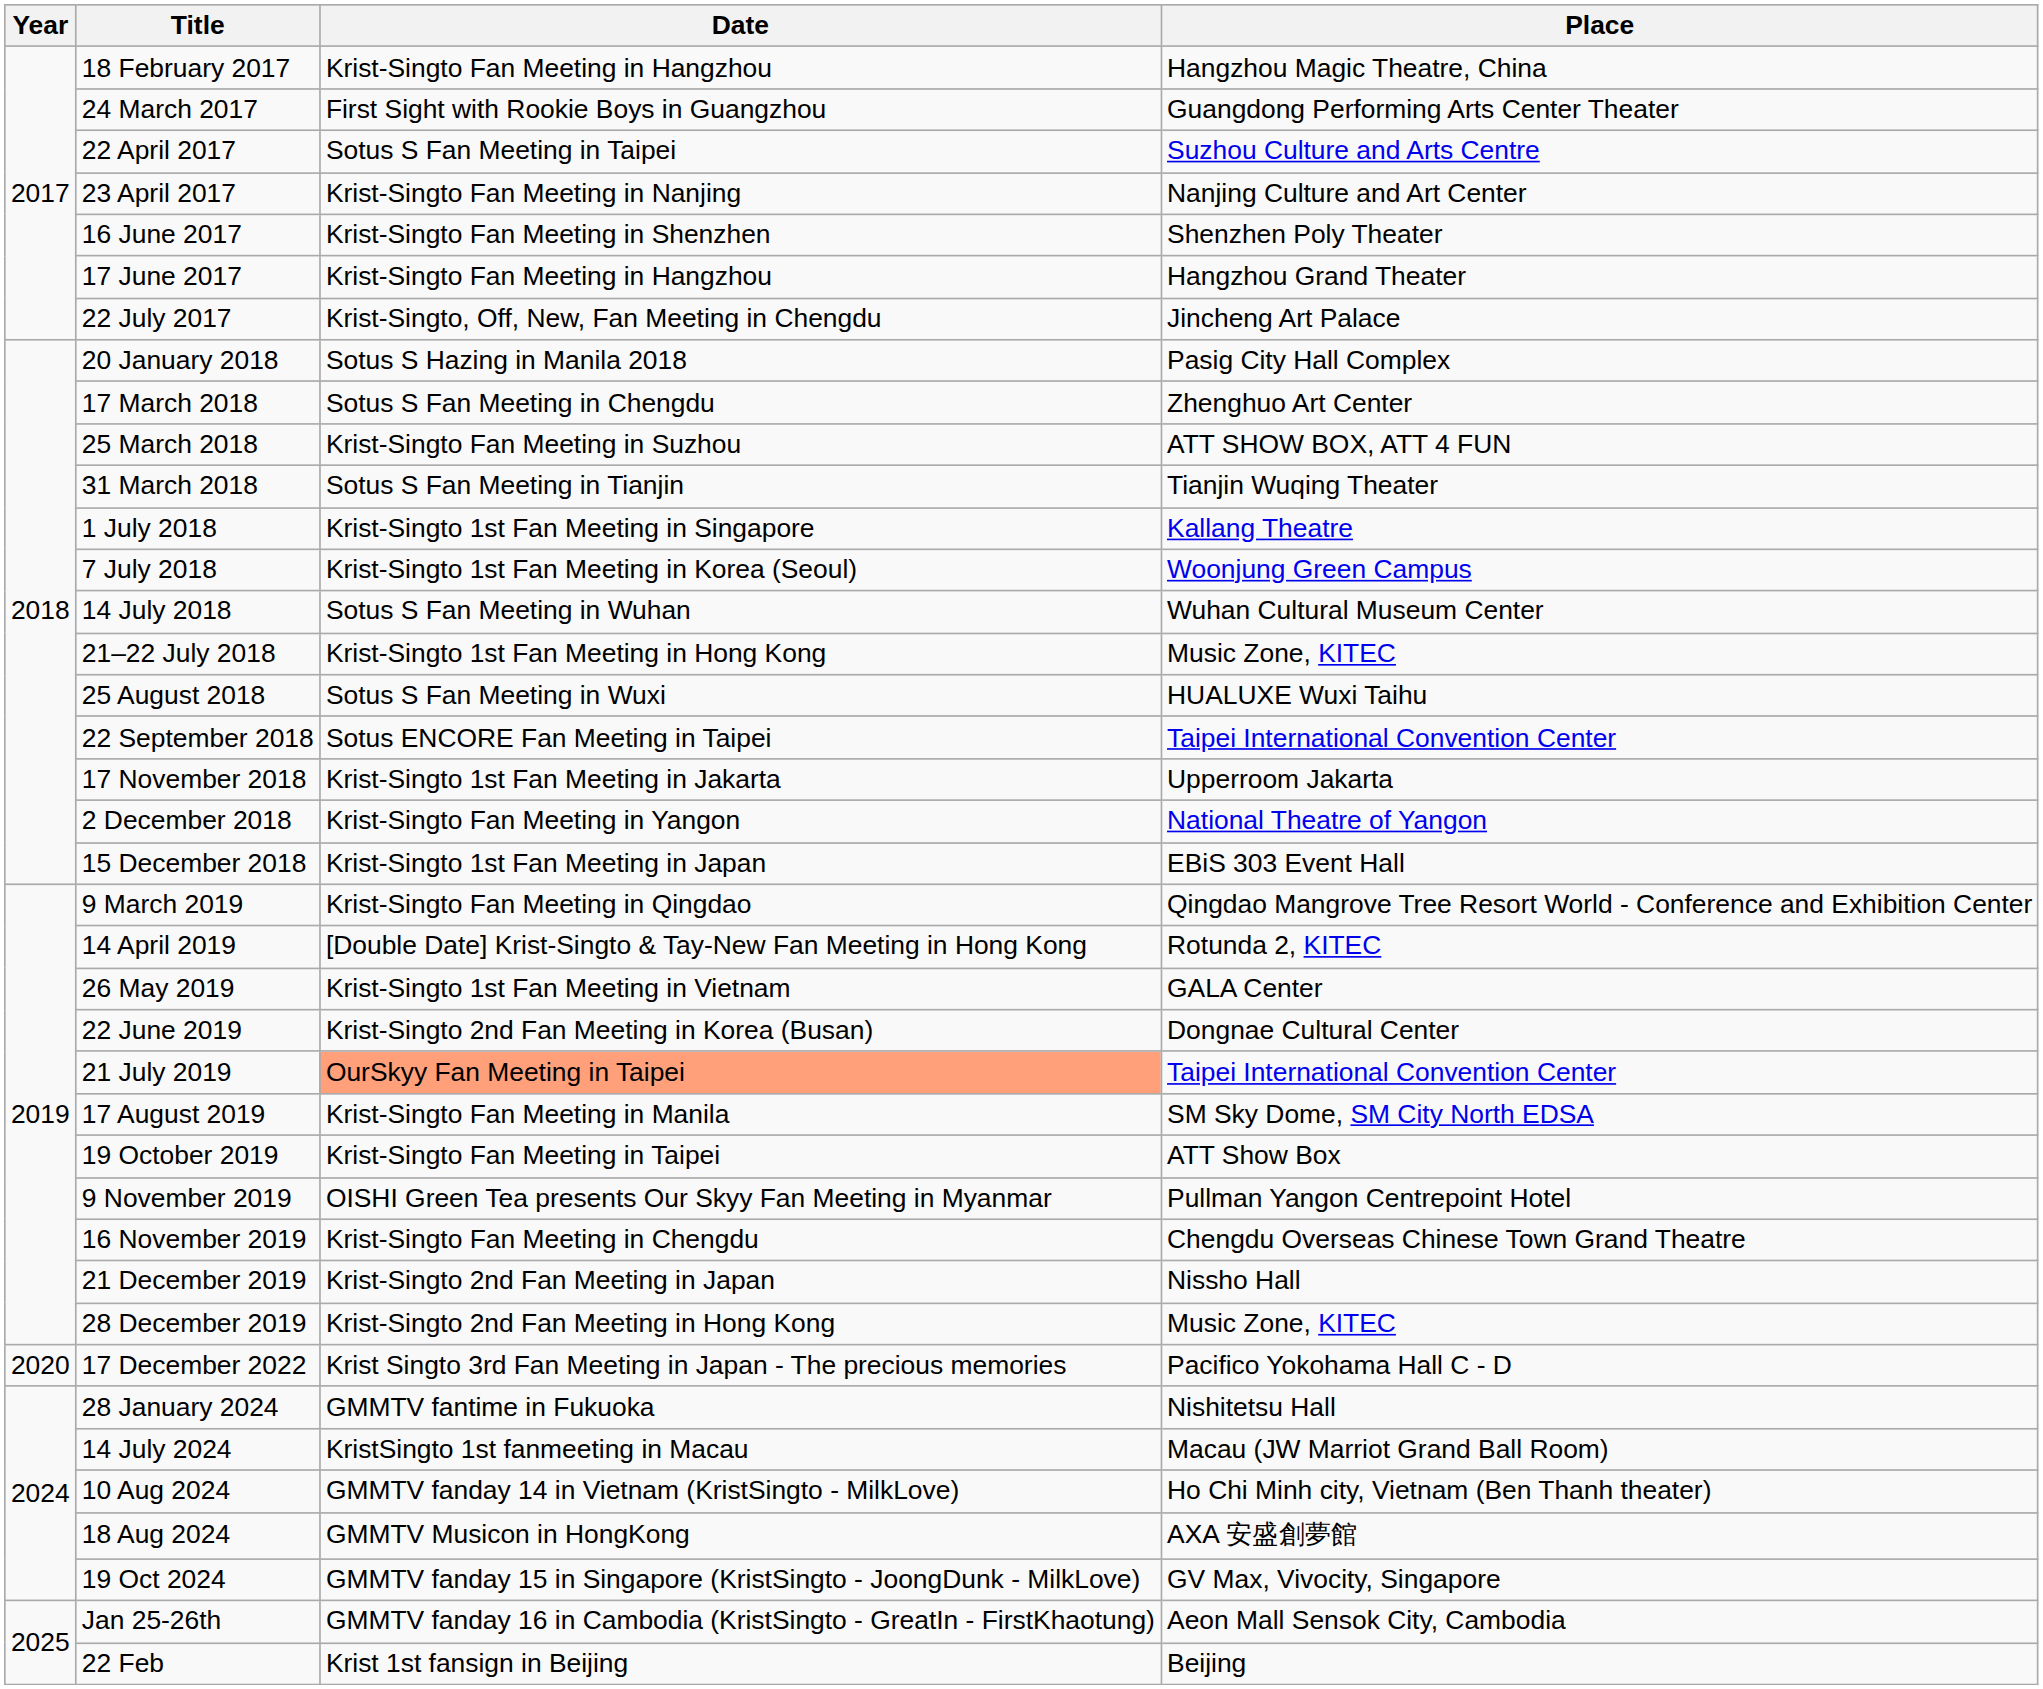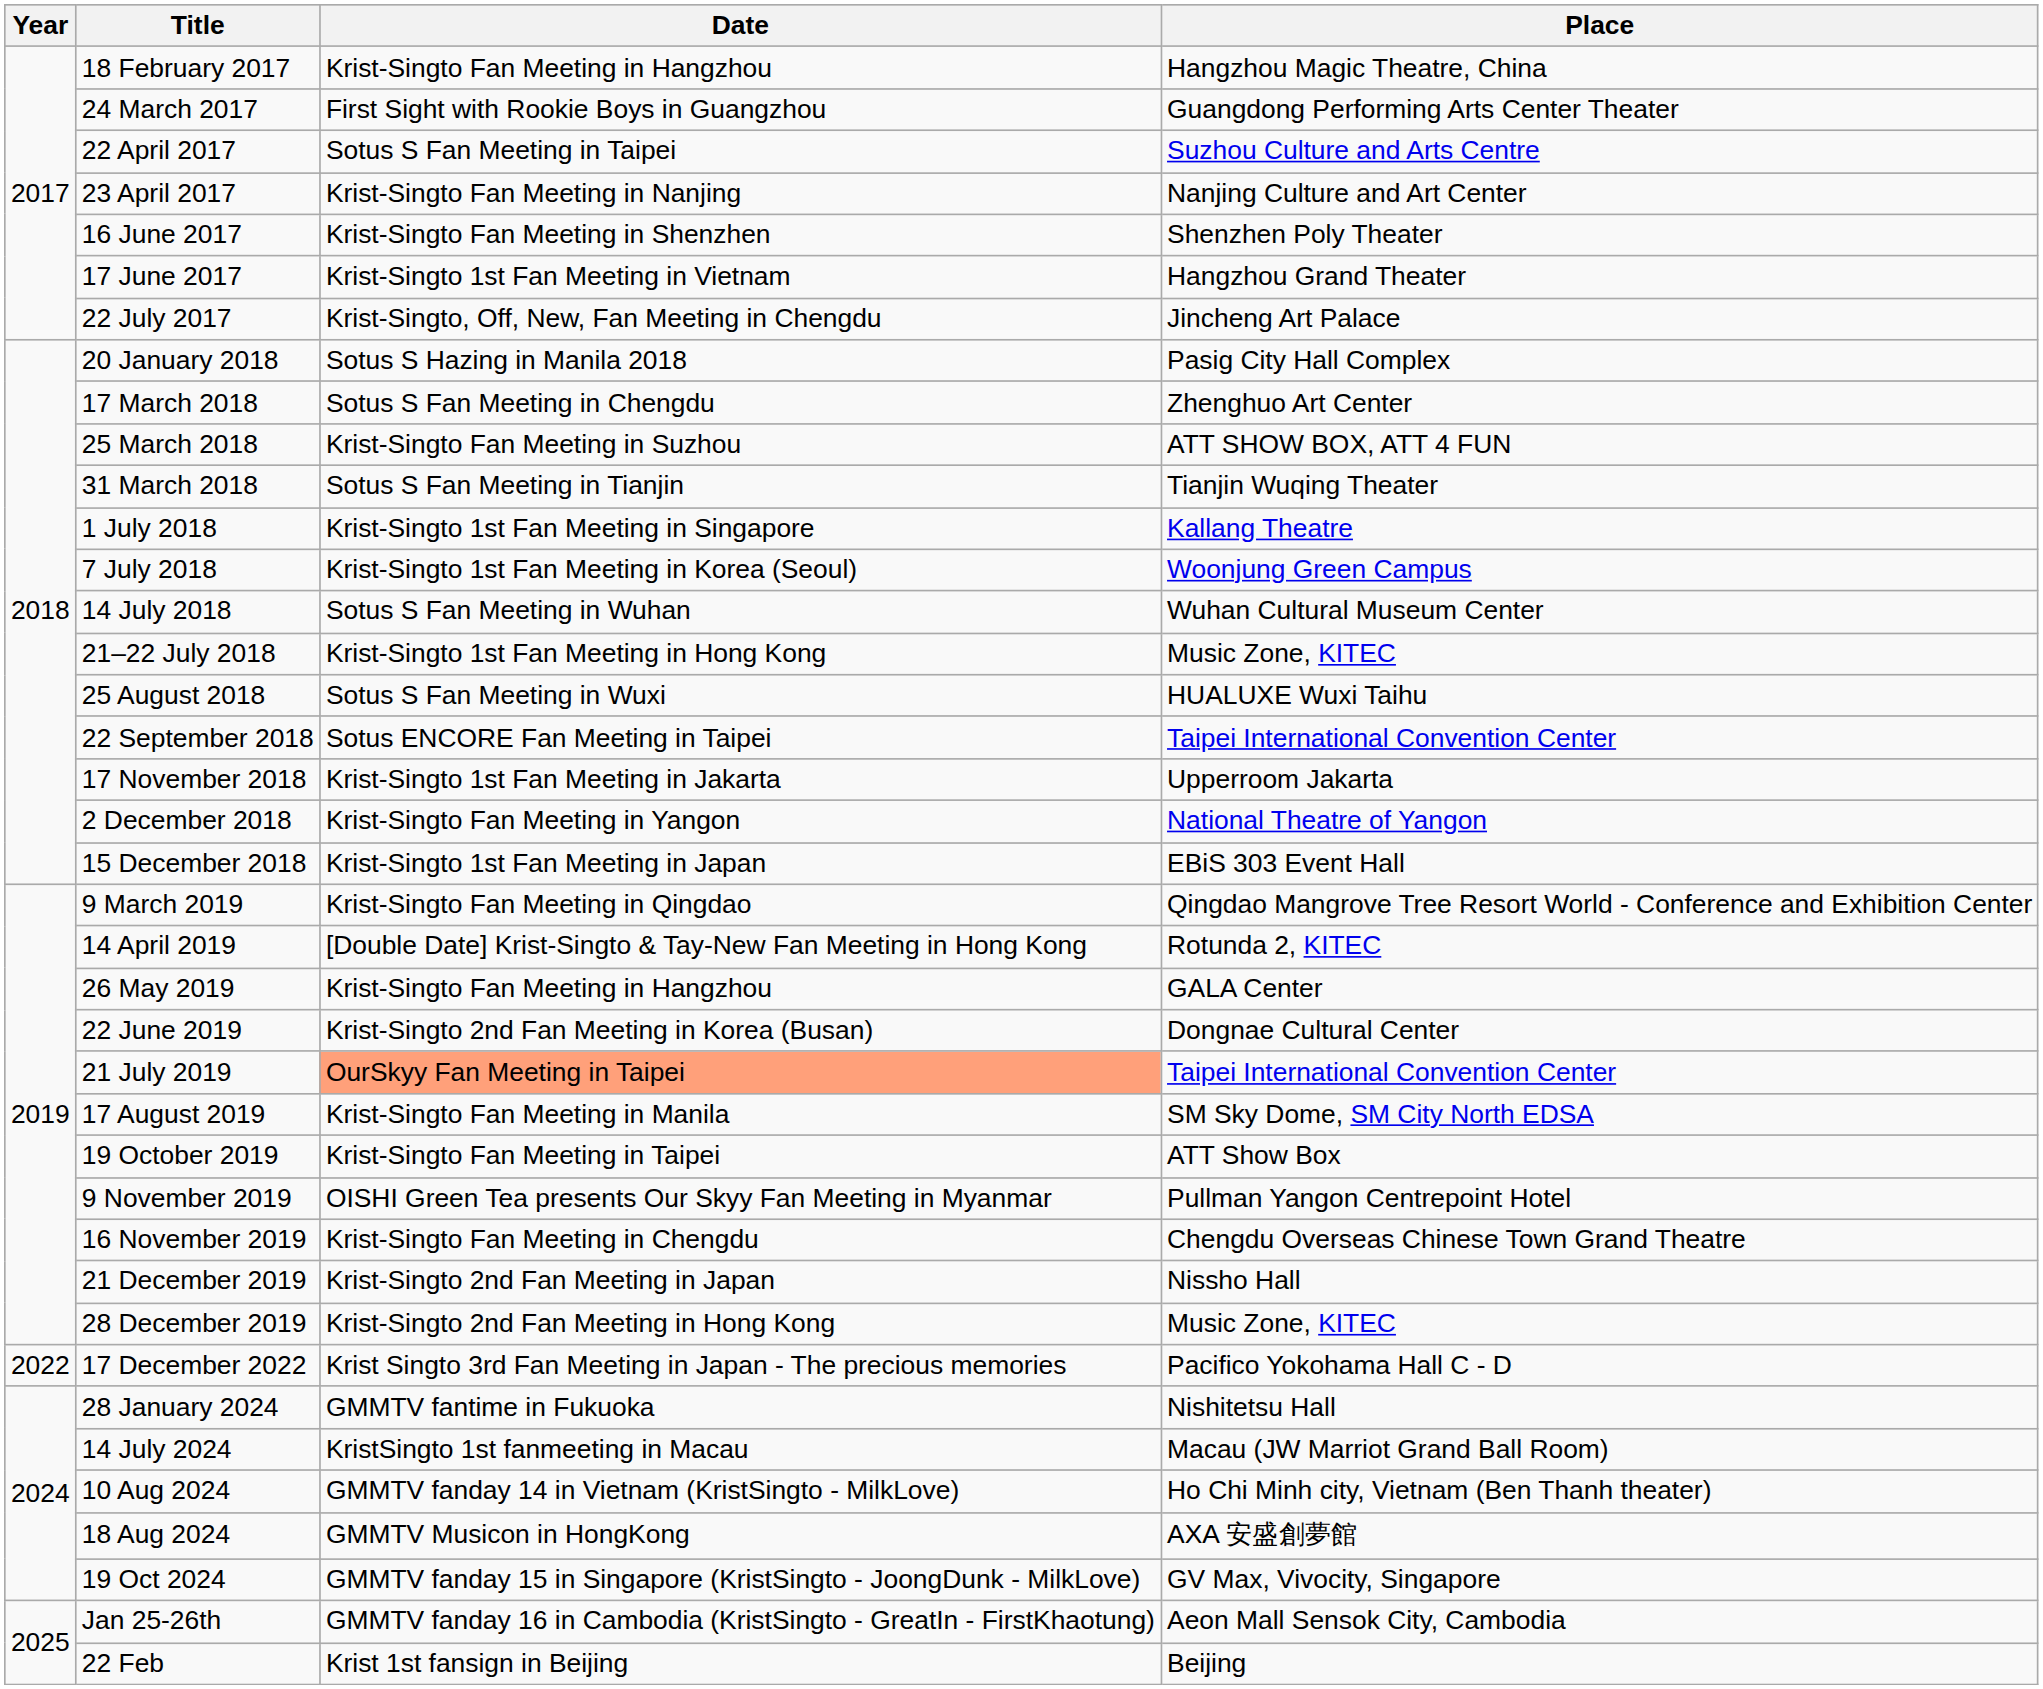(549, 276) Krist-Singto Fan Meeting in Hangzhou -> (558, 276) Krist-Singto 1st Fan Meeting in Vietnam
(558, 988) Krist-Singto 1st Fan Meeting in Vietnam -> (549, 988) Krist-Singto Fan Meeting in Hangzhou
(40, 1365) 2020 -> (40, 1365) 2022
